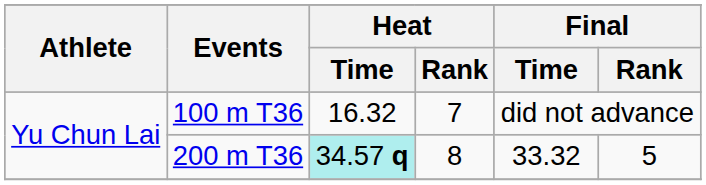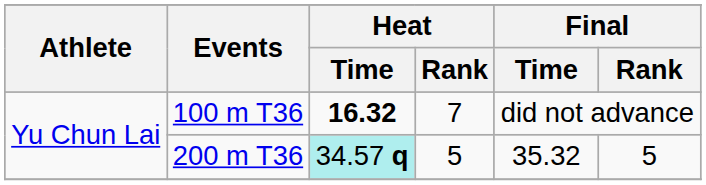(362, 112) normal -> (362, 112) bold
(455, 156) 8 -> (455, 156) 5
(546, 156) 33.32 -> (546, 156) 35.32
